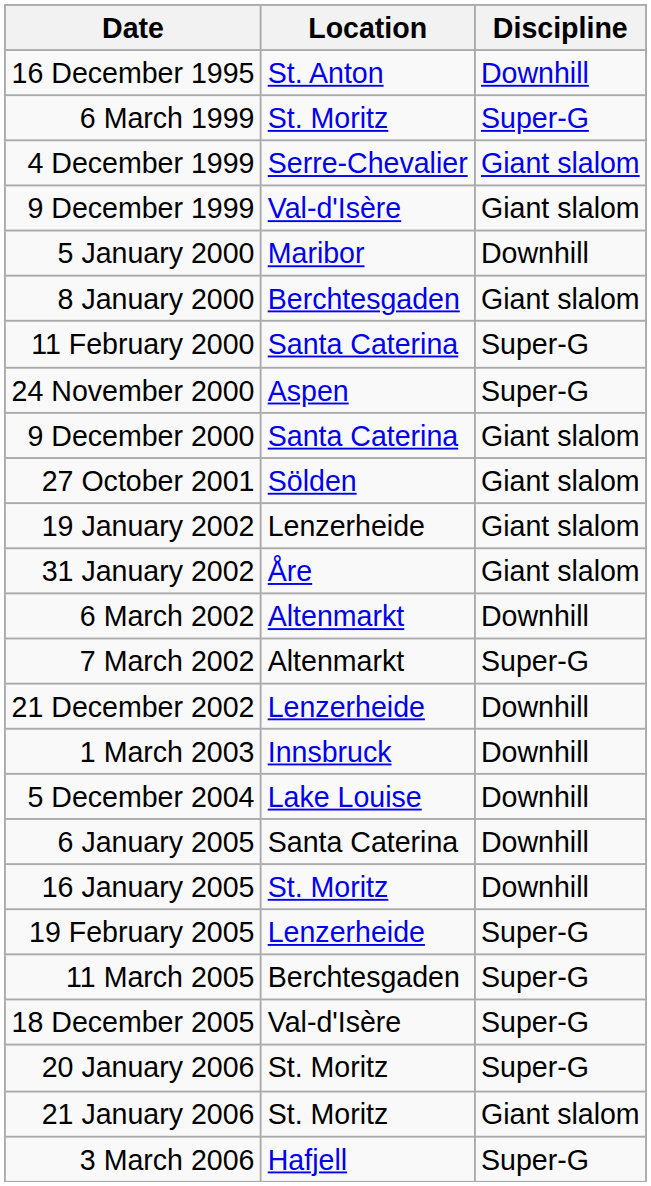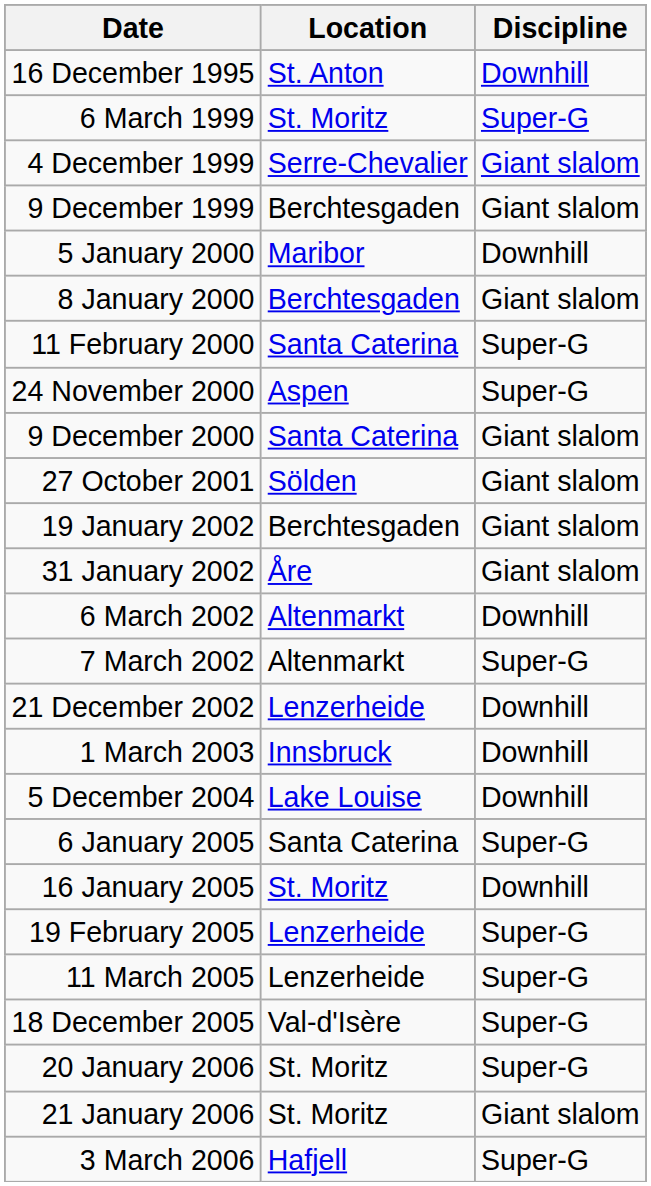(334, 209) Val-d'Isère -> (364, 209) Berchtesgaden
(346, 525) Lenzerheide -> (364, 525) Berchtesgaden
(535, 842) Downhill -> (535, 842) Super-G
(364, 978) Berchtesgaden -> (346, 978) Lenzerheide
